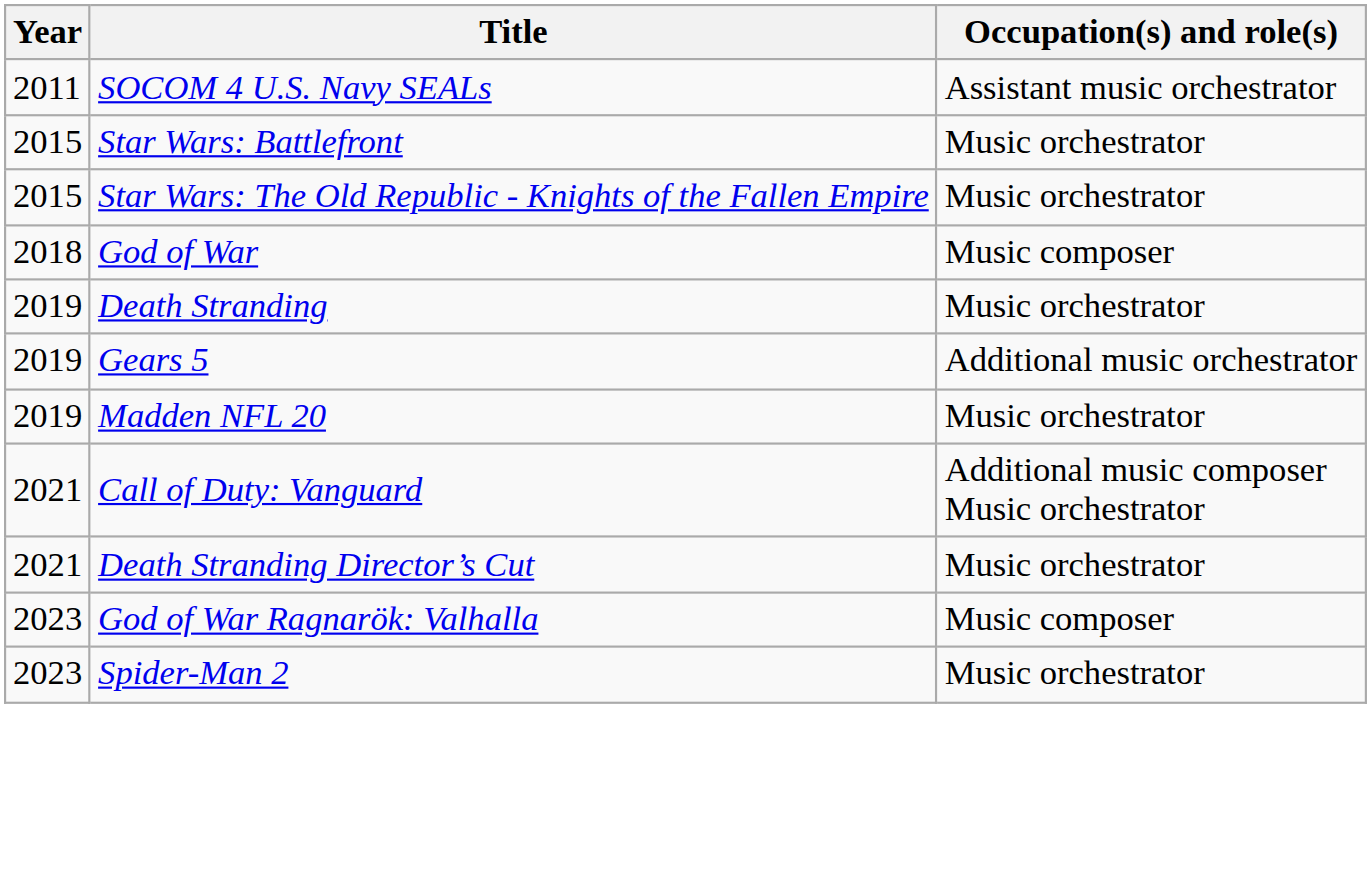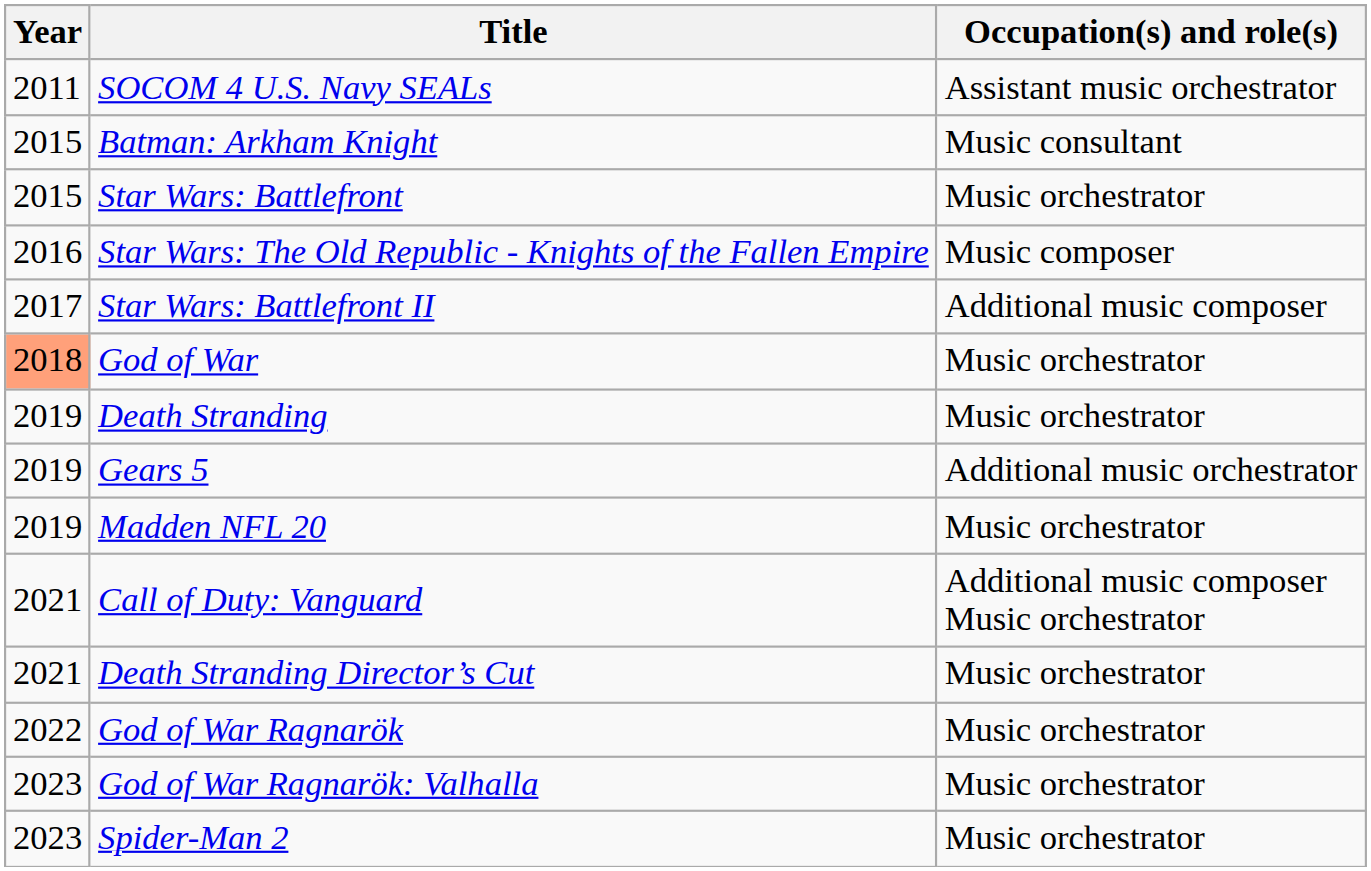+ row: (268, 141)
(48, 196) 2015 -> (48, 251) 2016
(1075, 196) Music orchestrator -> (1059, 251) Music composer
+ row: (266, 305)
(48, 251) no background -> (48, 360) lightsalmon background
(1059, 251) Music composer -> (1075, 360) Music orchestrator
+ row: (251, 728)
(1059, 618) Music composer -> (1075, 783) Music orchestrator
